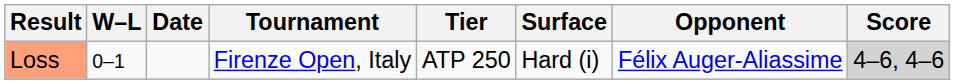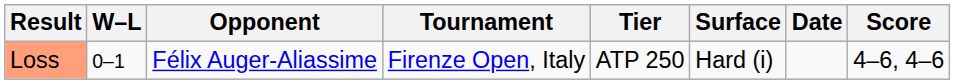columns swapped: (178, 23) <-> (730, 23)
(899, 60) lightgrey background -> (899, 60) no background
